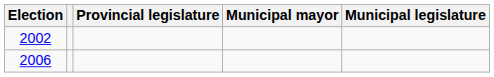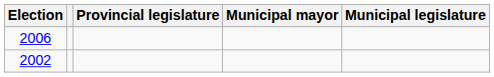rows swapped: (35, 38) <-> (35, 60)
